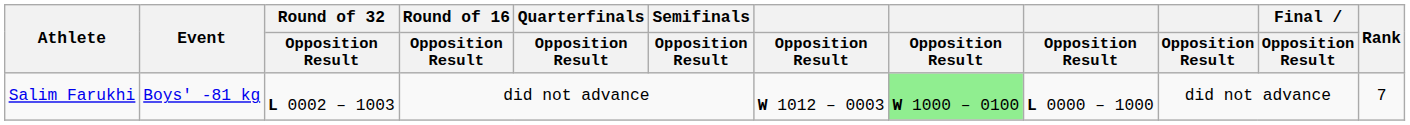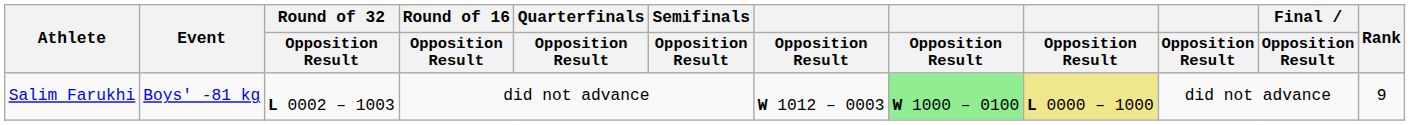(1090, 106) no background -> (1090, 106) khaki background
(1382, 96) 7 -> (1382, 96) 9
